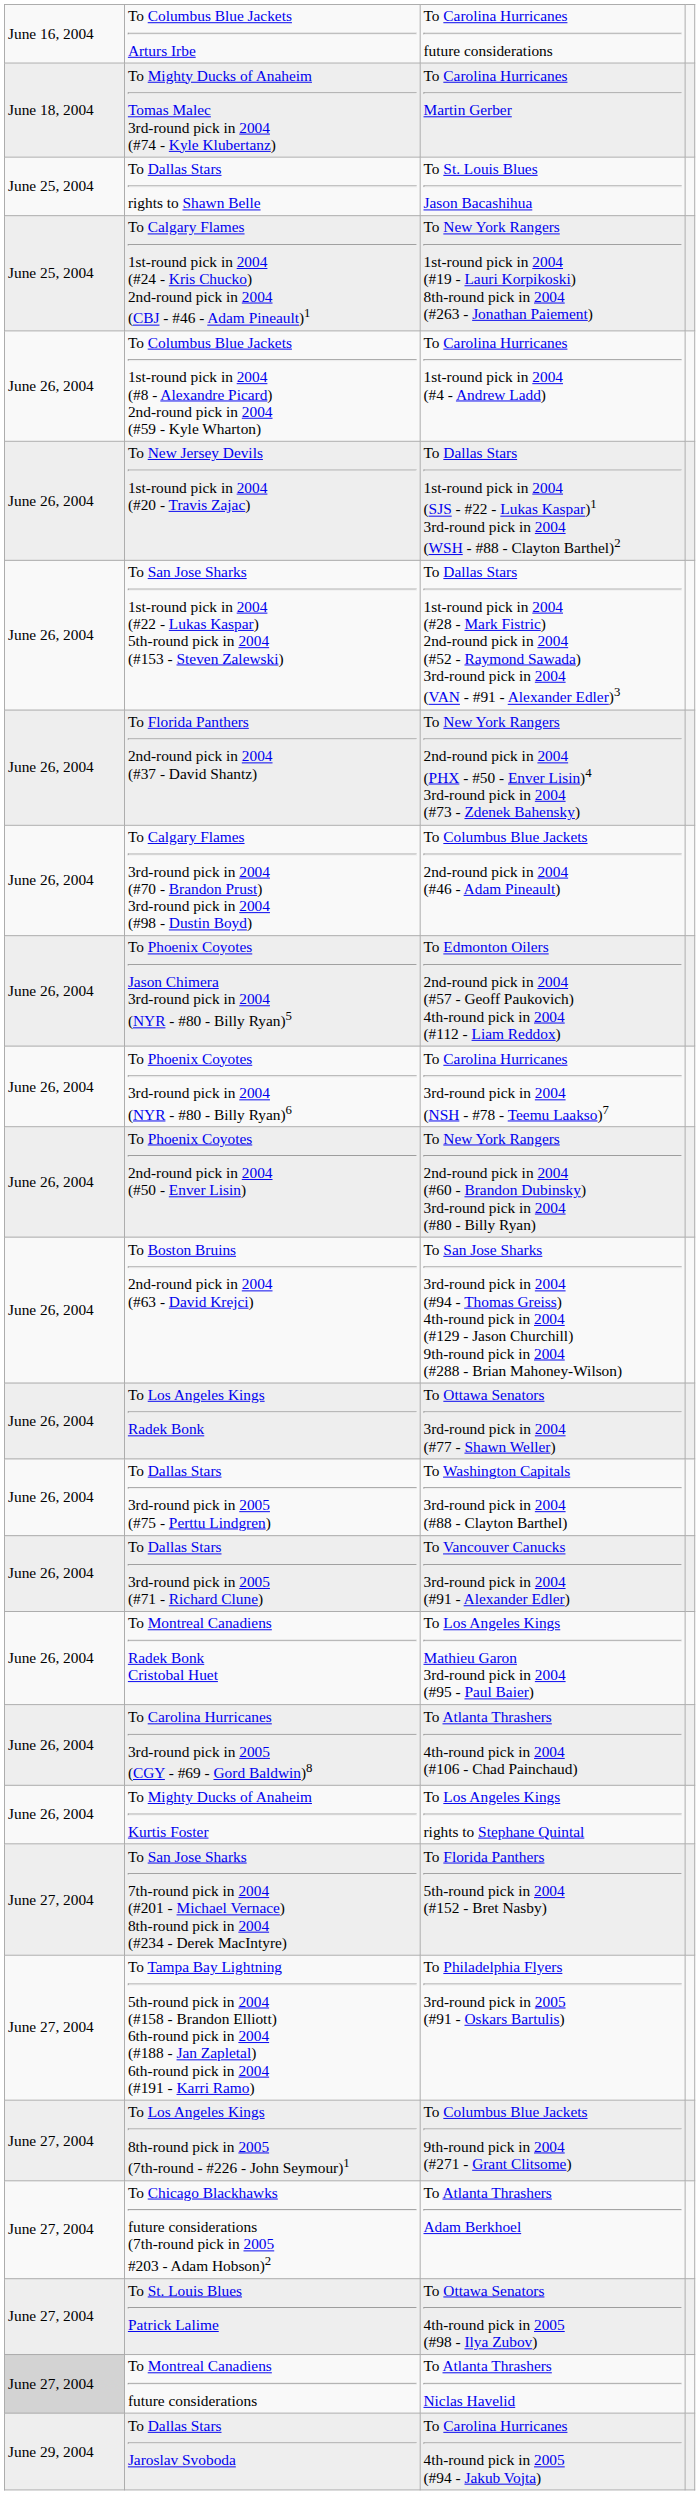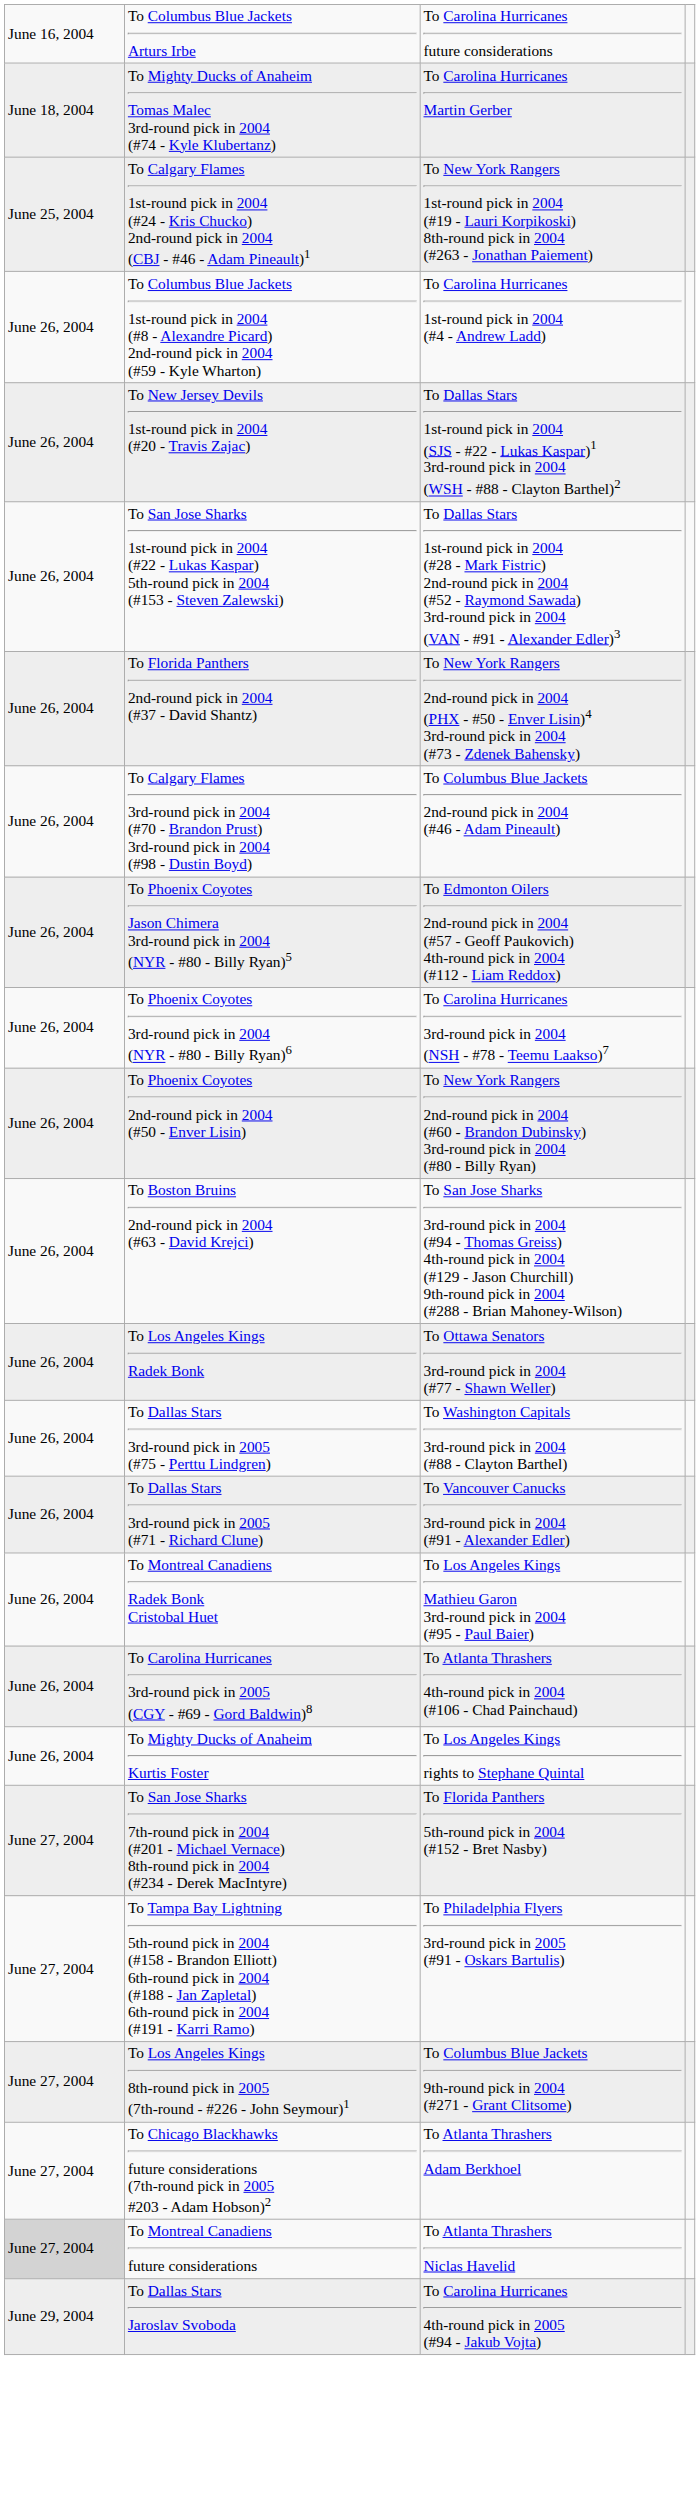- row: (272, 186)
- row: (272, 2307)
